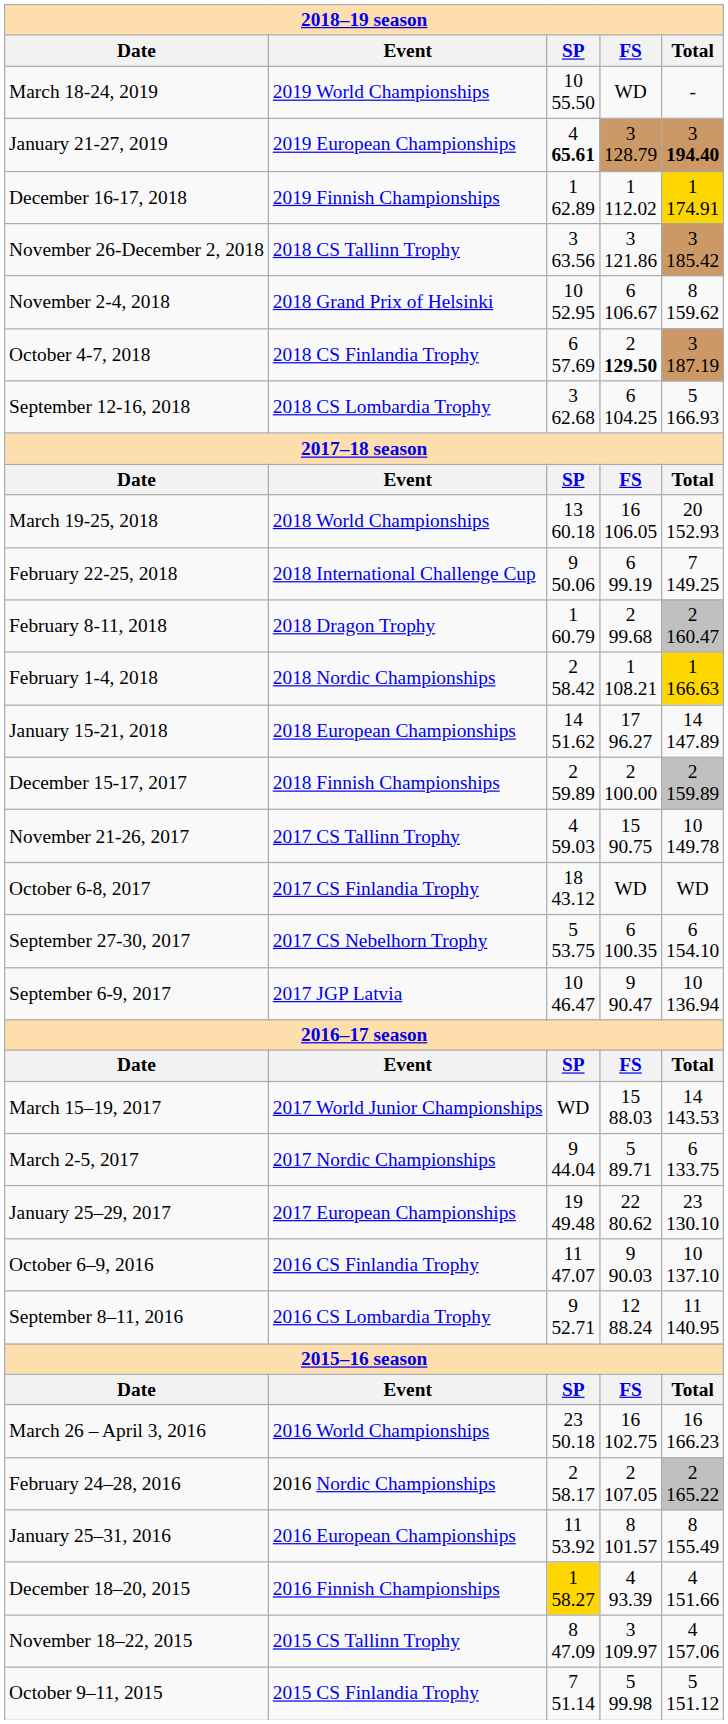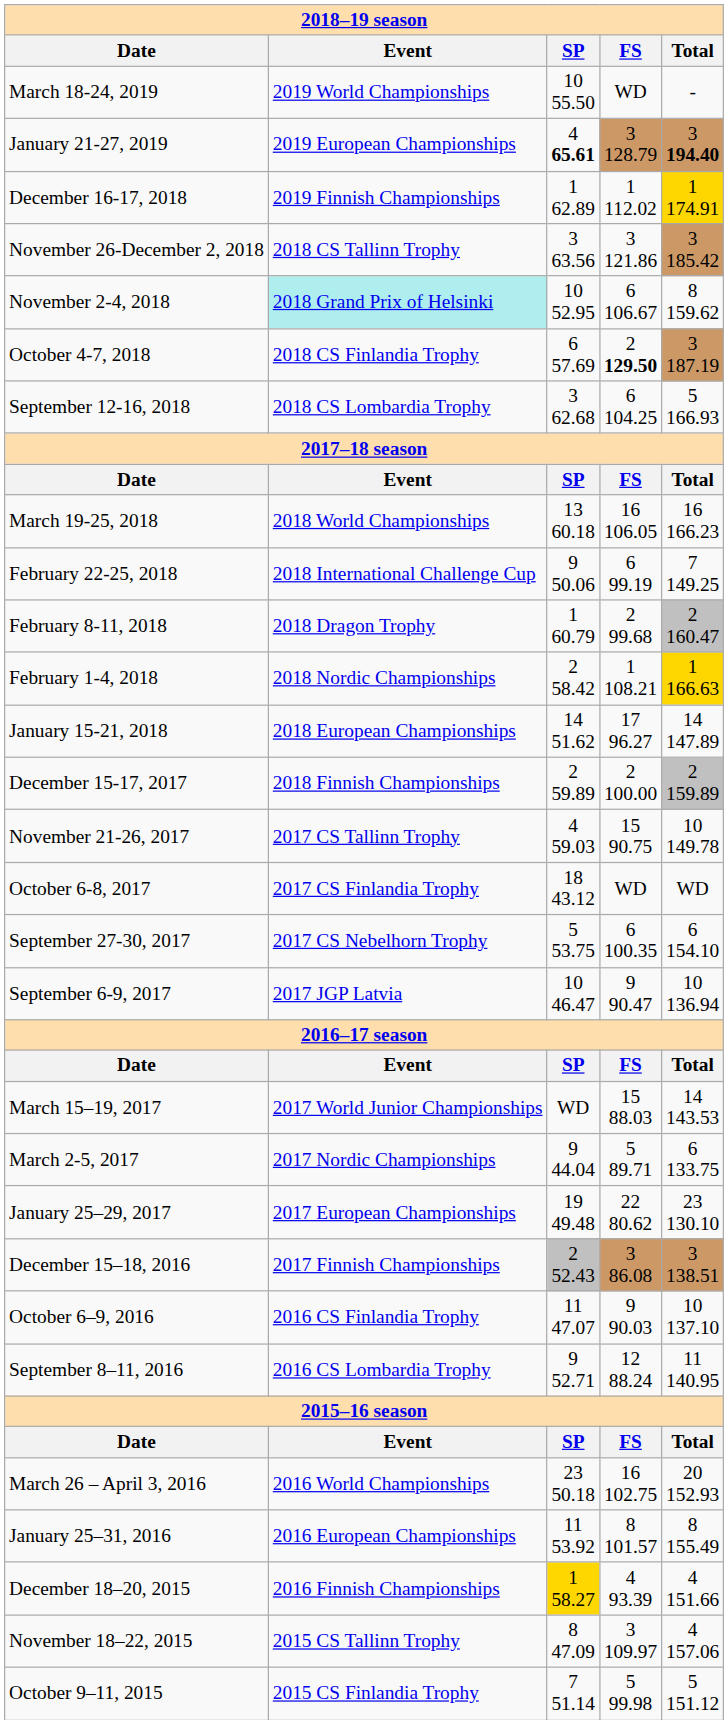(383, 302) no background -> (383, 302) paleturquoise background
(693, 520) 20 152.93 -> (693, 520) 16 166.23
+ row: (100, 1264)
(693, 1431) 16 166.23 -> (693, 1483) 20 152.93
- row: (95, 1483)
